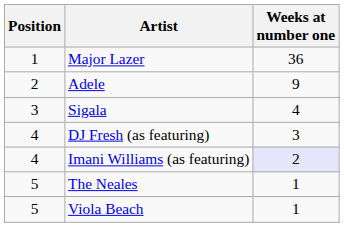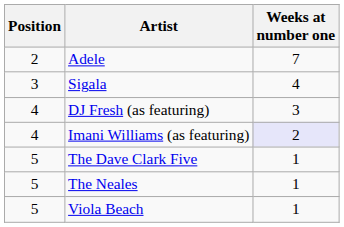- row: (106, 59)
(296, 84) 9 -> (296, 59) 7
+ row: (133, 158)
